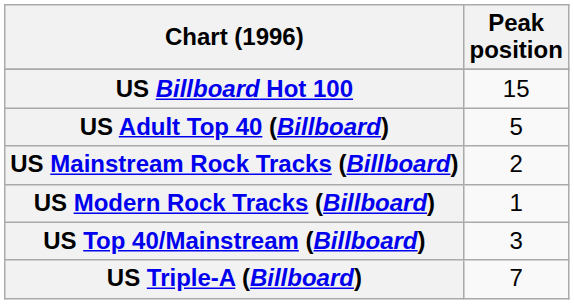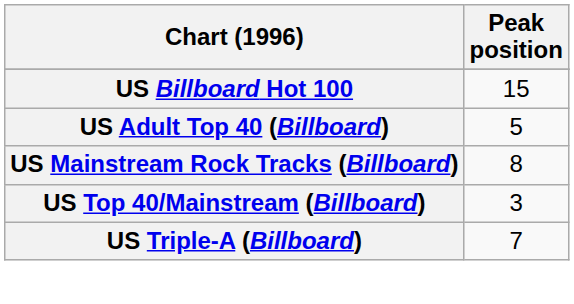(516, 164) 2 -> (516, 164) 8
- row: (234, 202)
